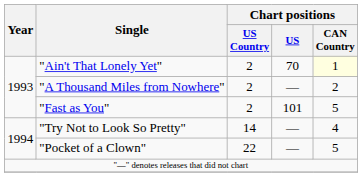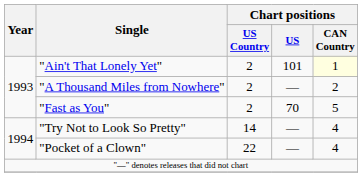(292, 66) 70 -> (292, 66) 101
(292, 107) 101 -> (292, 107) 70
(335, 148) 5 -> (335, 148) 4
